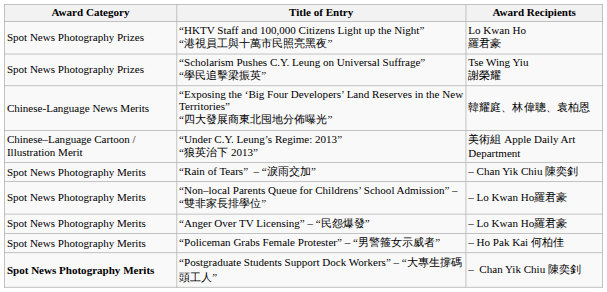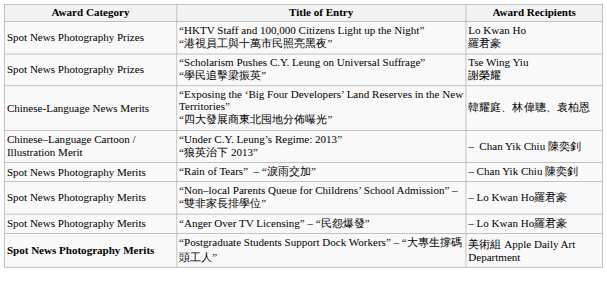(522, 146) 美術組 Apple Daily Art Department -> (525, 146) – Chan Yik Chiu 陳奕釗
- row: (310, 243)
(525, 269) – Chan Yik Chiu 陳奕釗 -> (522, 250) 美術組 Apple Daily Art Department
